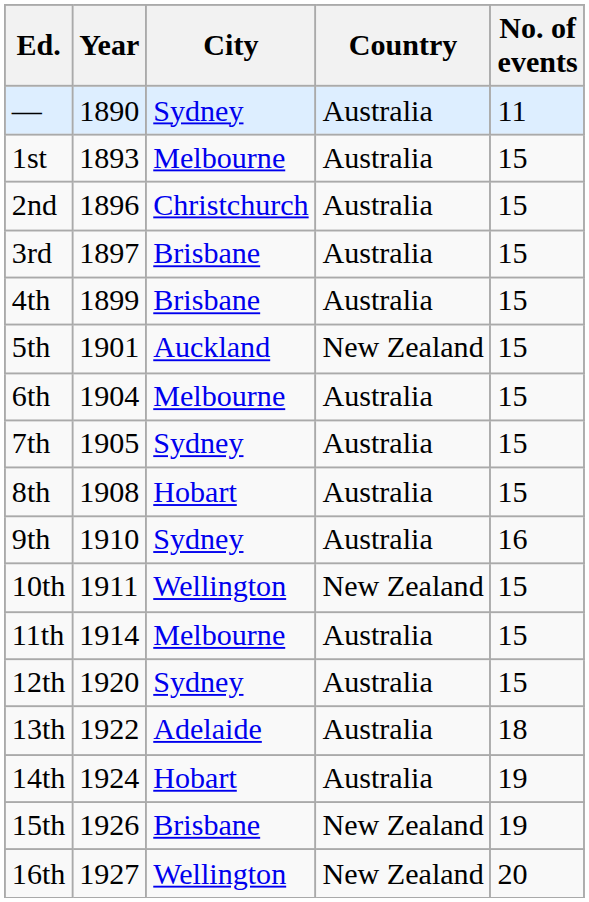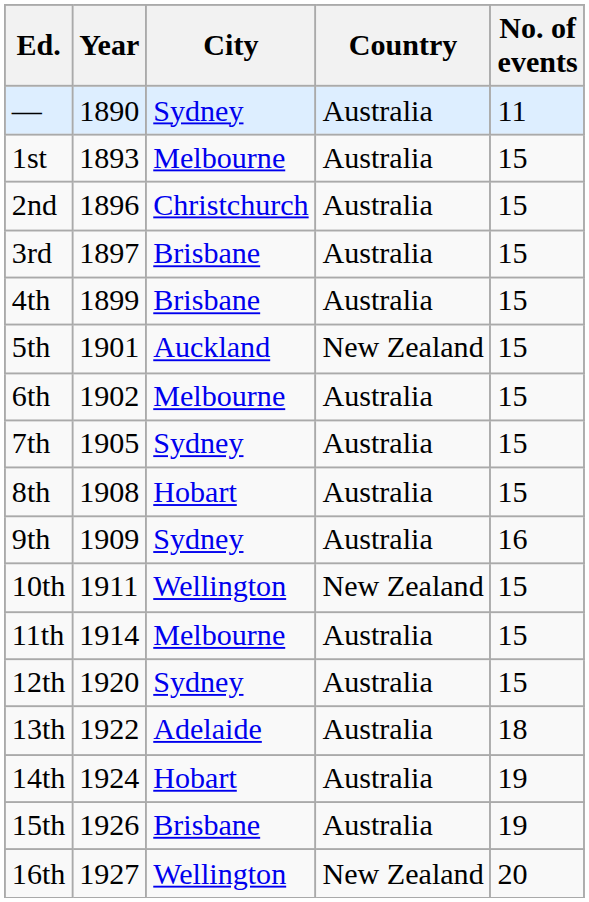(109, 396) 1904 -> (109, 396) 1902
(109, 539) 1910 -> (109, 539) 1909
(403, 825) New Zealand -> (378, 825) Australia
